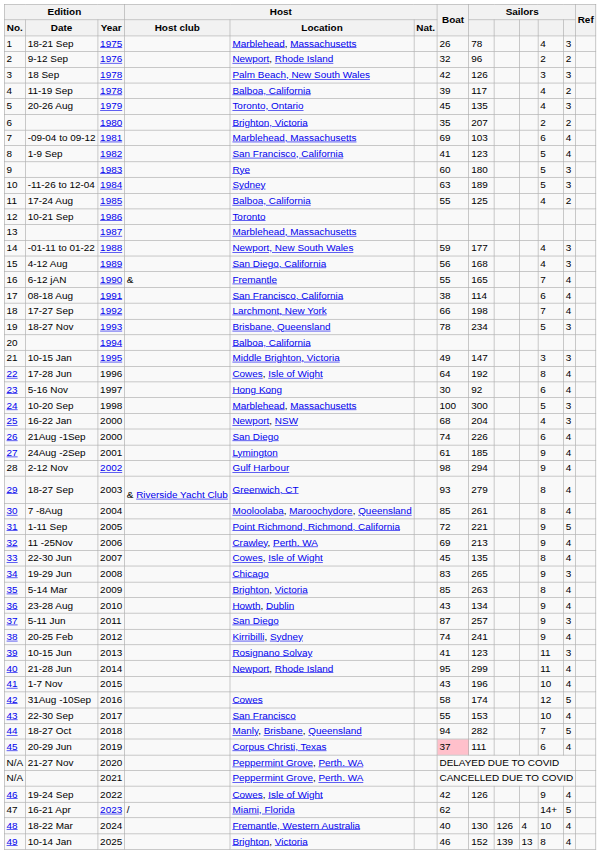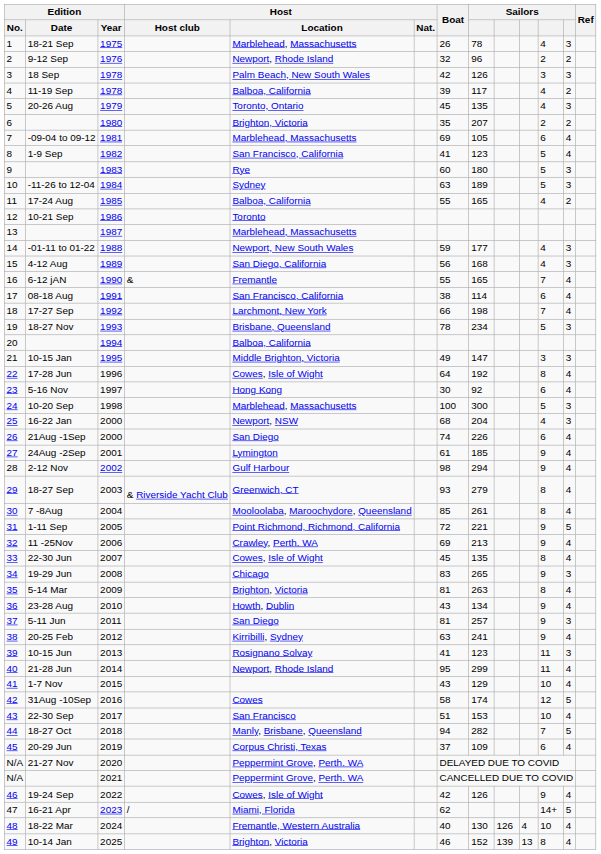(480, 138) 103 -> (480, 138) 105
(480, 201) 125 -> (480, 201) 165
(445, 589) 85 -> (445, 589) 81
(445, 621) 87 -> (445, 621) 81
(445, 637) 74 -> (445, 637) 63
(480, 684) 196 -> (480, 684) 129
(445, 715) 55 -> (445, 715) 51
(445, 747) pink background -> (445, 747) no background
(479, 747) 111 -> (480, 747) 109
